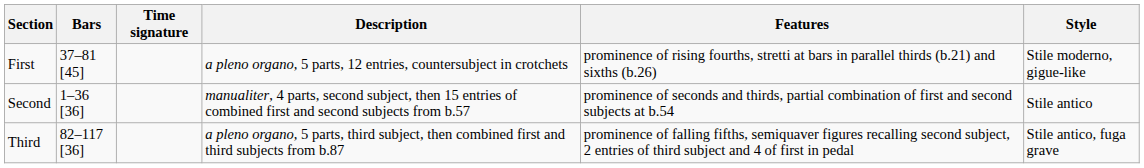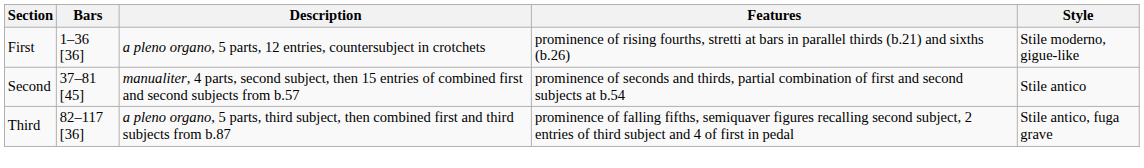- column: (159, 24)
(78, 63) 37–81 [45] -> (74, 47) 1–36 [36]
(74, 103) 1–36 [36] -> (78, 86) 37–81 [45]
